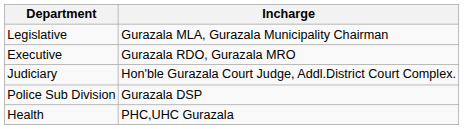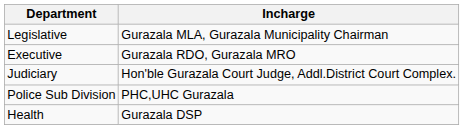(162, 94) Gurazala DSP -> (178, 94) PHC,UHC Gurazala
(178, 114) PHC,UHC Gurazala -> (162, 114) Gurazala DSP
